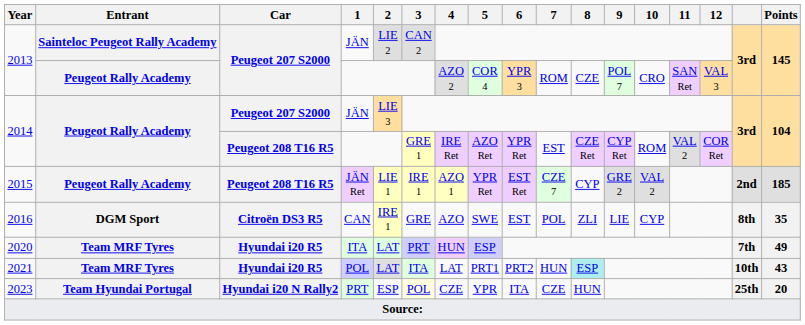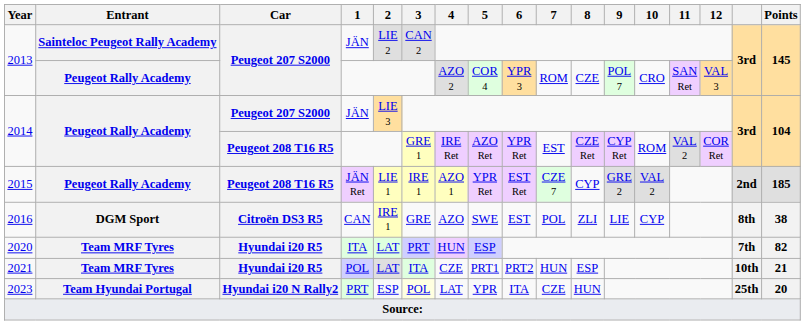(781, 219) 35 -> (781, 219) 38
(781, 247) 49 -> (781, 247) 82
(451, 267) LAT -> (451, 267) CZE
(587, 267) paleturquoise background -> (587, 267) no background
(781, 267) 43 -> (781, 267) 21
(451, 288) CZE -> (451, 288) LAT
